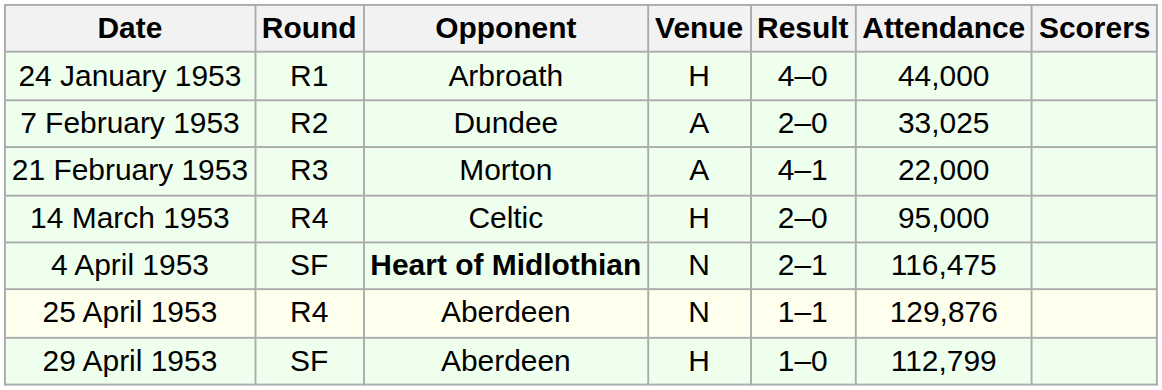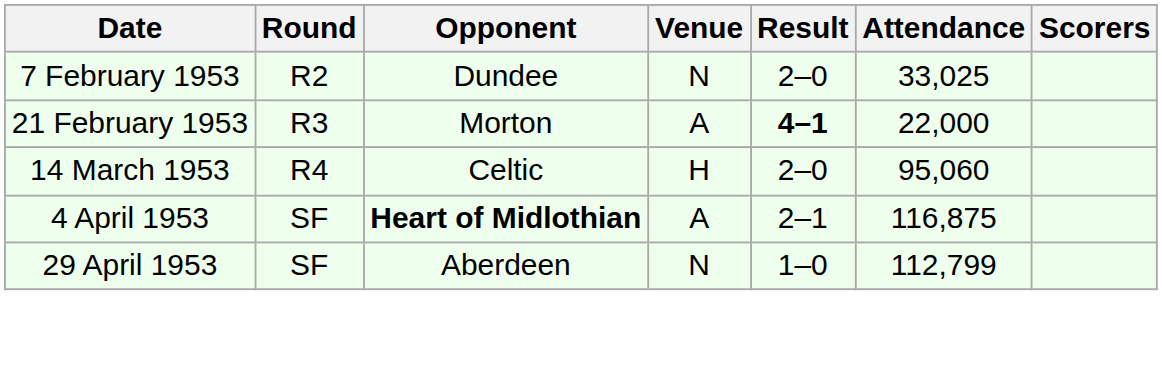- row: (130, 75)
(699, 123) A -> (699, 75) N
(803, 170) normal -> (803, 123) bold
(944, 218) 95,000 -> (944, 170) 95,060
(699, 265) N -> (699, 218) A
(944, 265) 116,475 -> (944, 218) 116,875
- row: (130, 312)
(699, 360) H -> (699, 265) N
